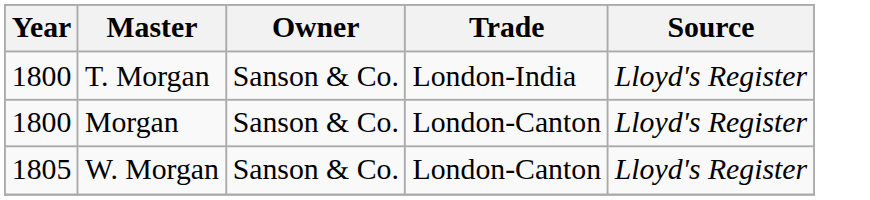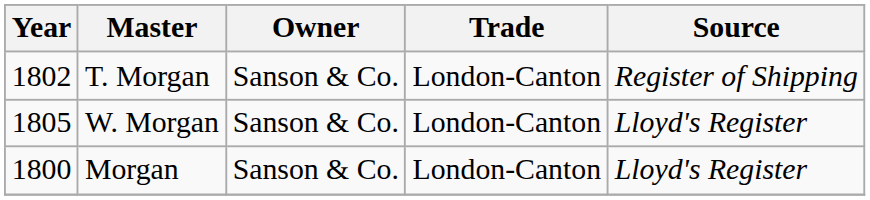(42, 75) 1800 -> (42, 75) 1802
(494, 75) London-India -> (507, 75) London-Canton
(711, 75) Lloyd's Register -> (736, 75) Register of Shipping
rows swapped: (132, 122) <-> (152, 169)
